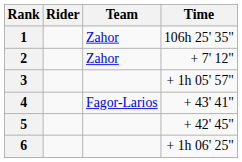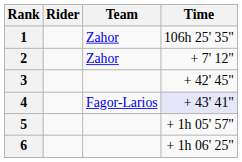(200, 80) + 1h 05' 57" -> (209, 80) + 42' 45"
(209, 102) no background -> (209, 102) lavender background
(209, 124) + 42' 45" -> (200, 124) + 1h 05' 57"
